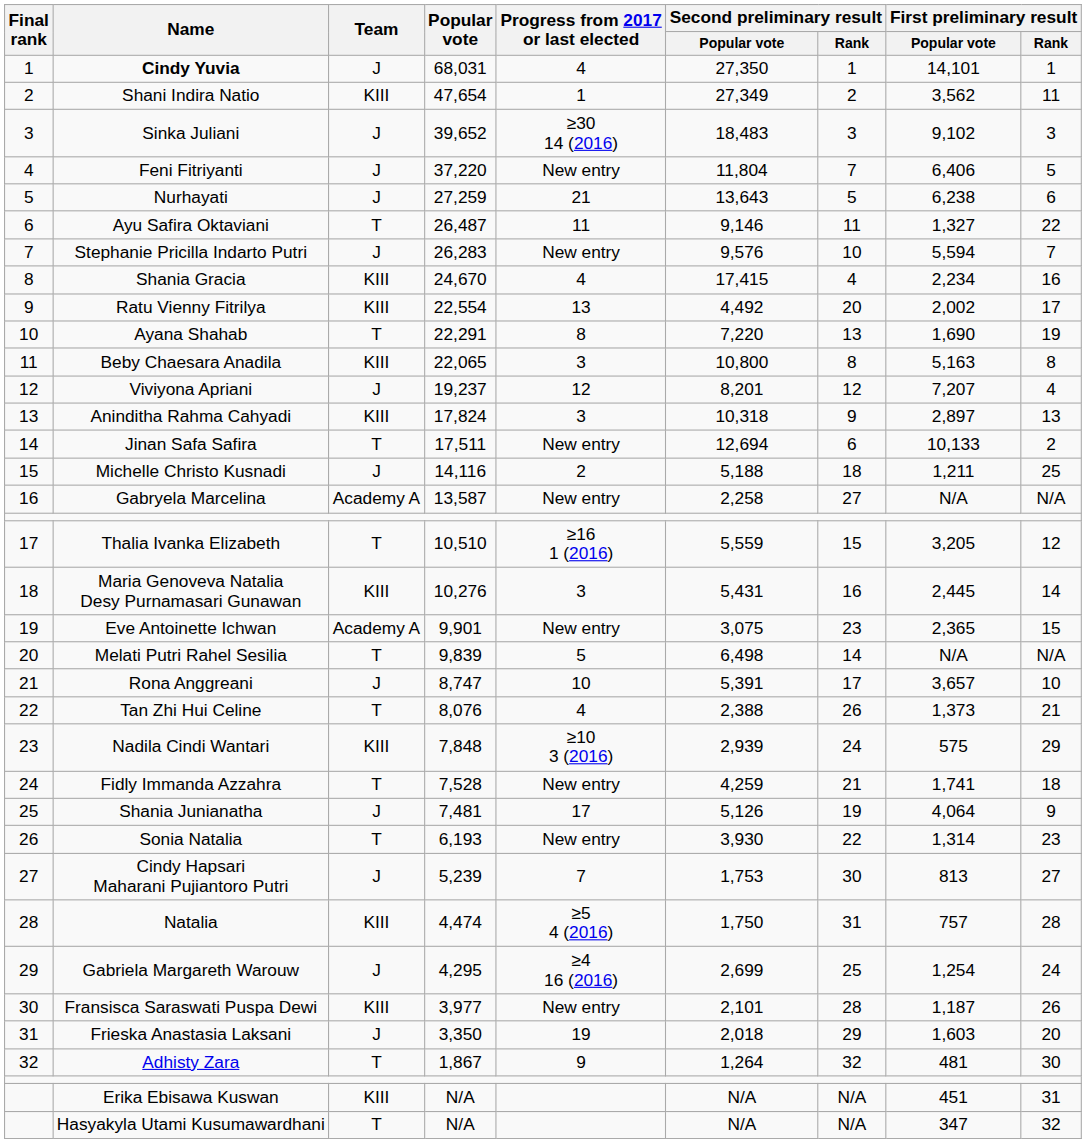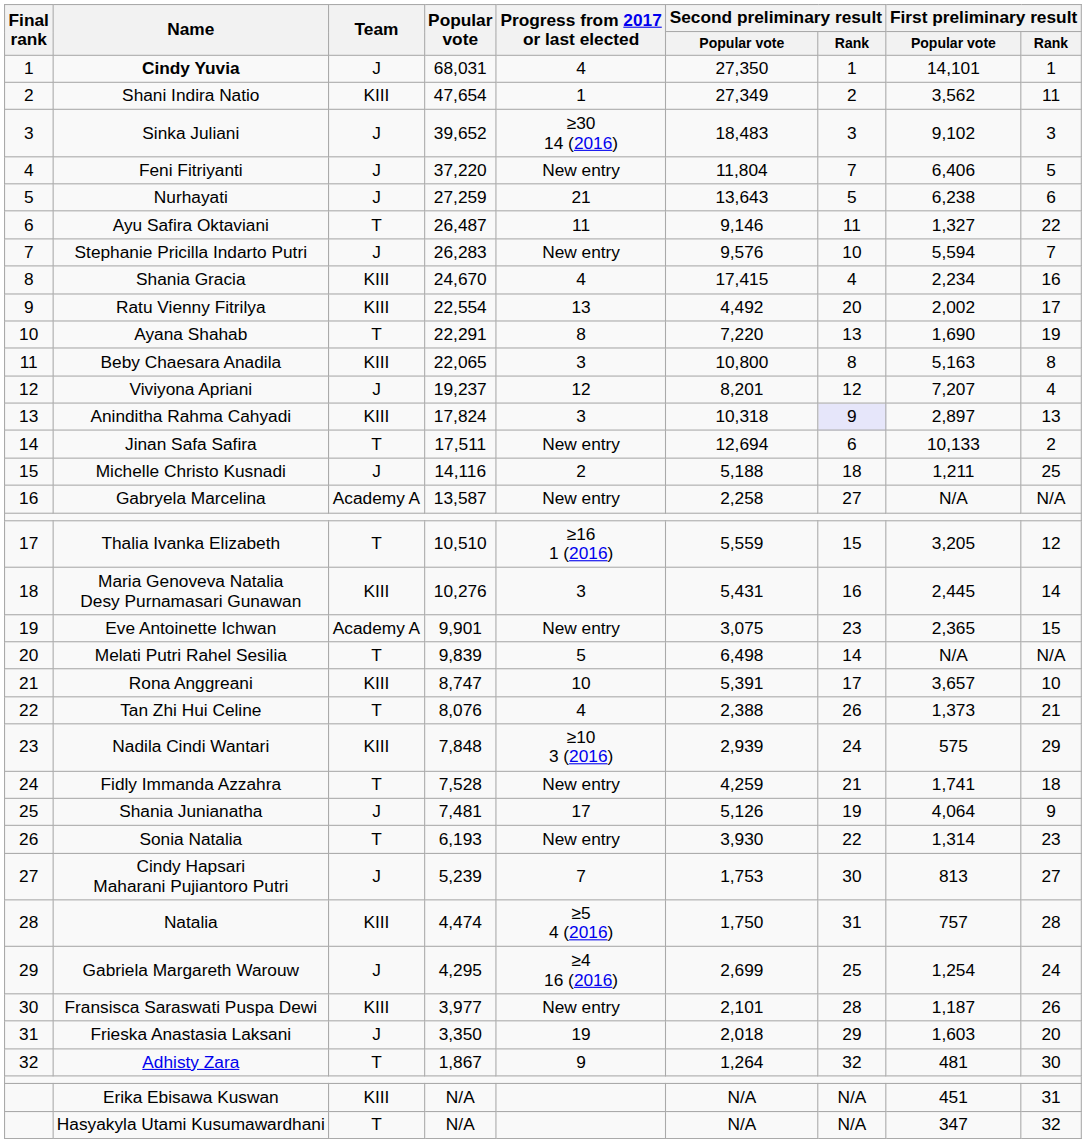(852, 416) no background -> (852, 416) lavender background
(376, 682) J -> (376, 682) KIII
